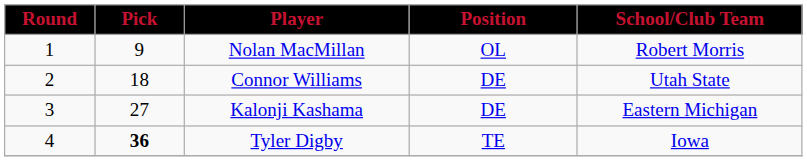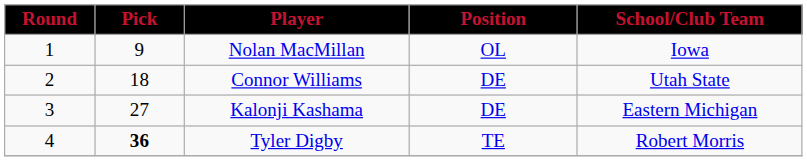(690, 49) Robert Morris -> (690, 49) Iowa
(690, 140) Iowa -> (690, 140) Robert Morris
